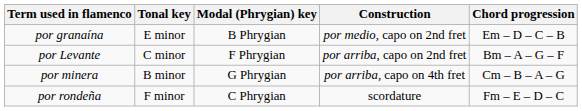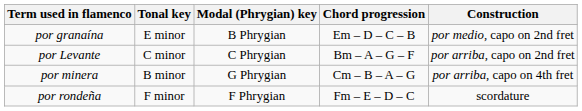columns swapped: (523, 14) <-> (395, 14)
(257, 55) F Phrygian -> (257, 55) C Phrygian
(257, 95) C Phrygian -> (257, 95) F Phrygian
